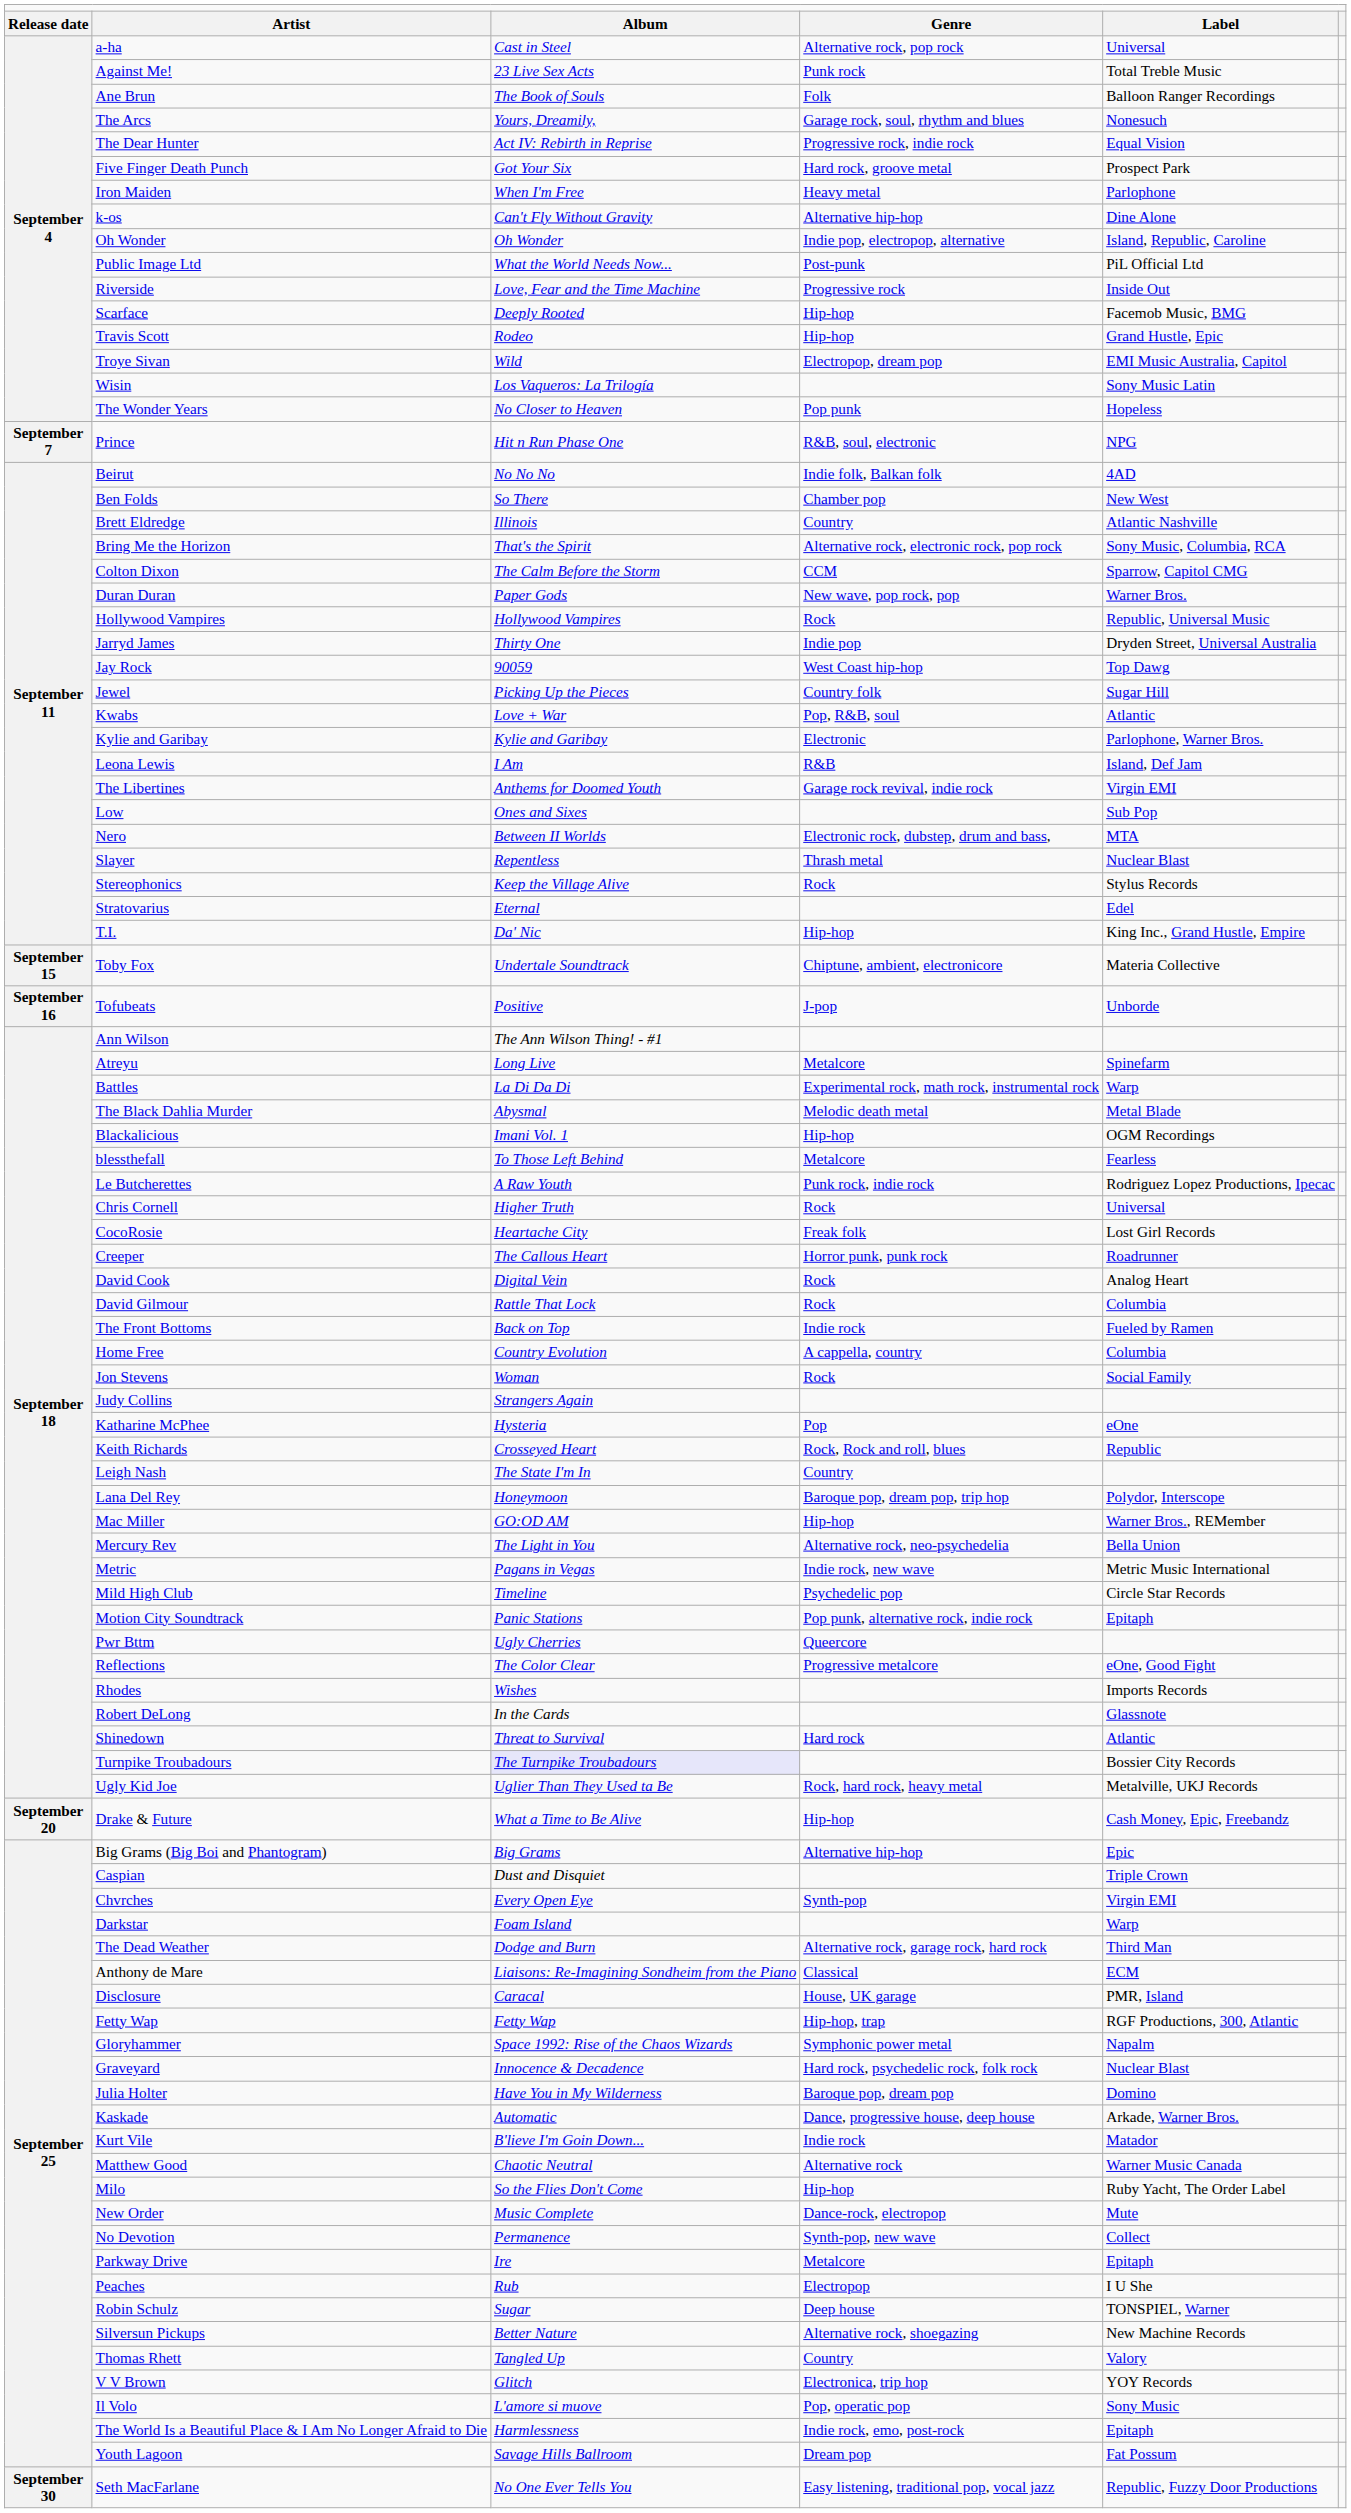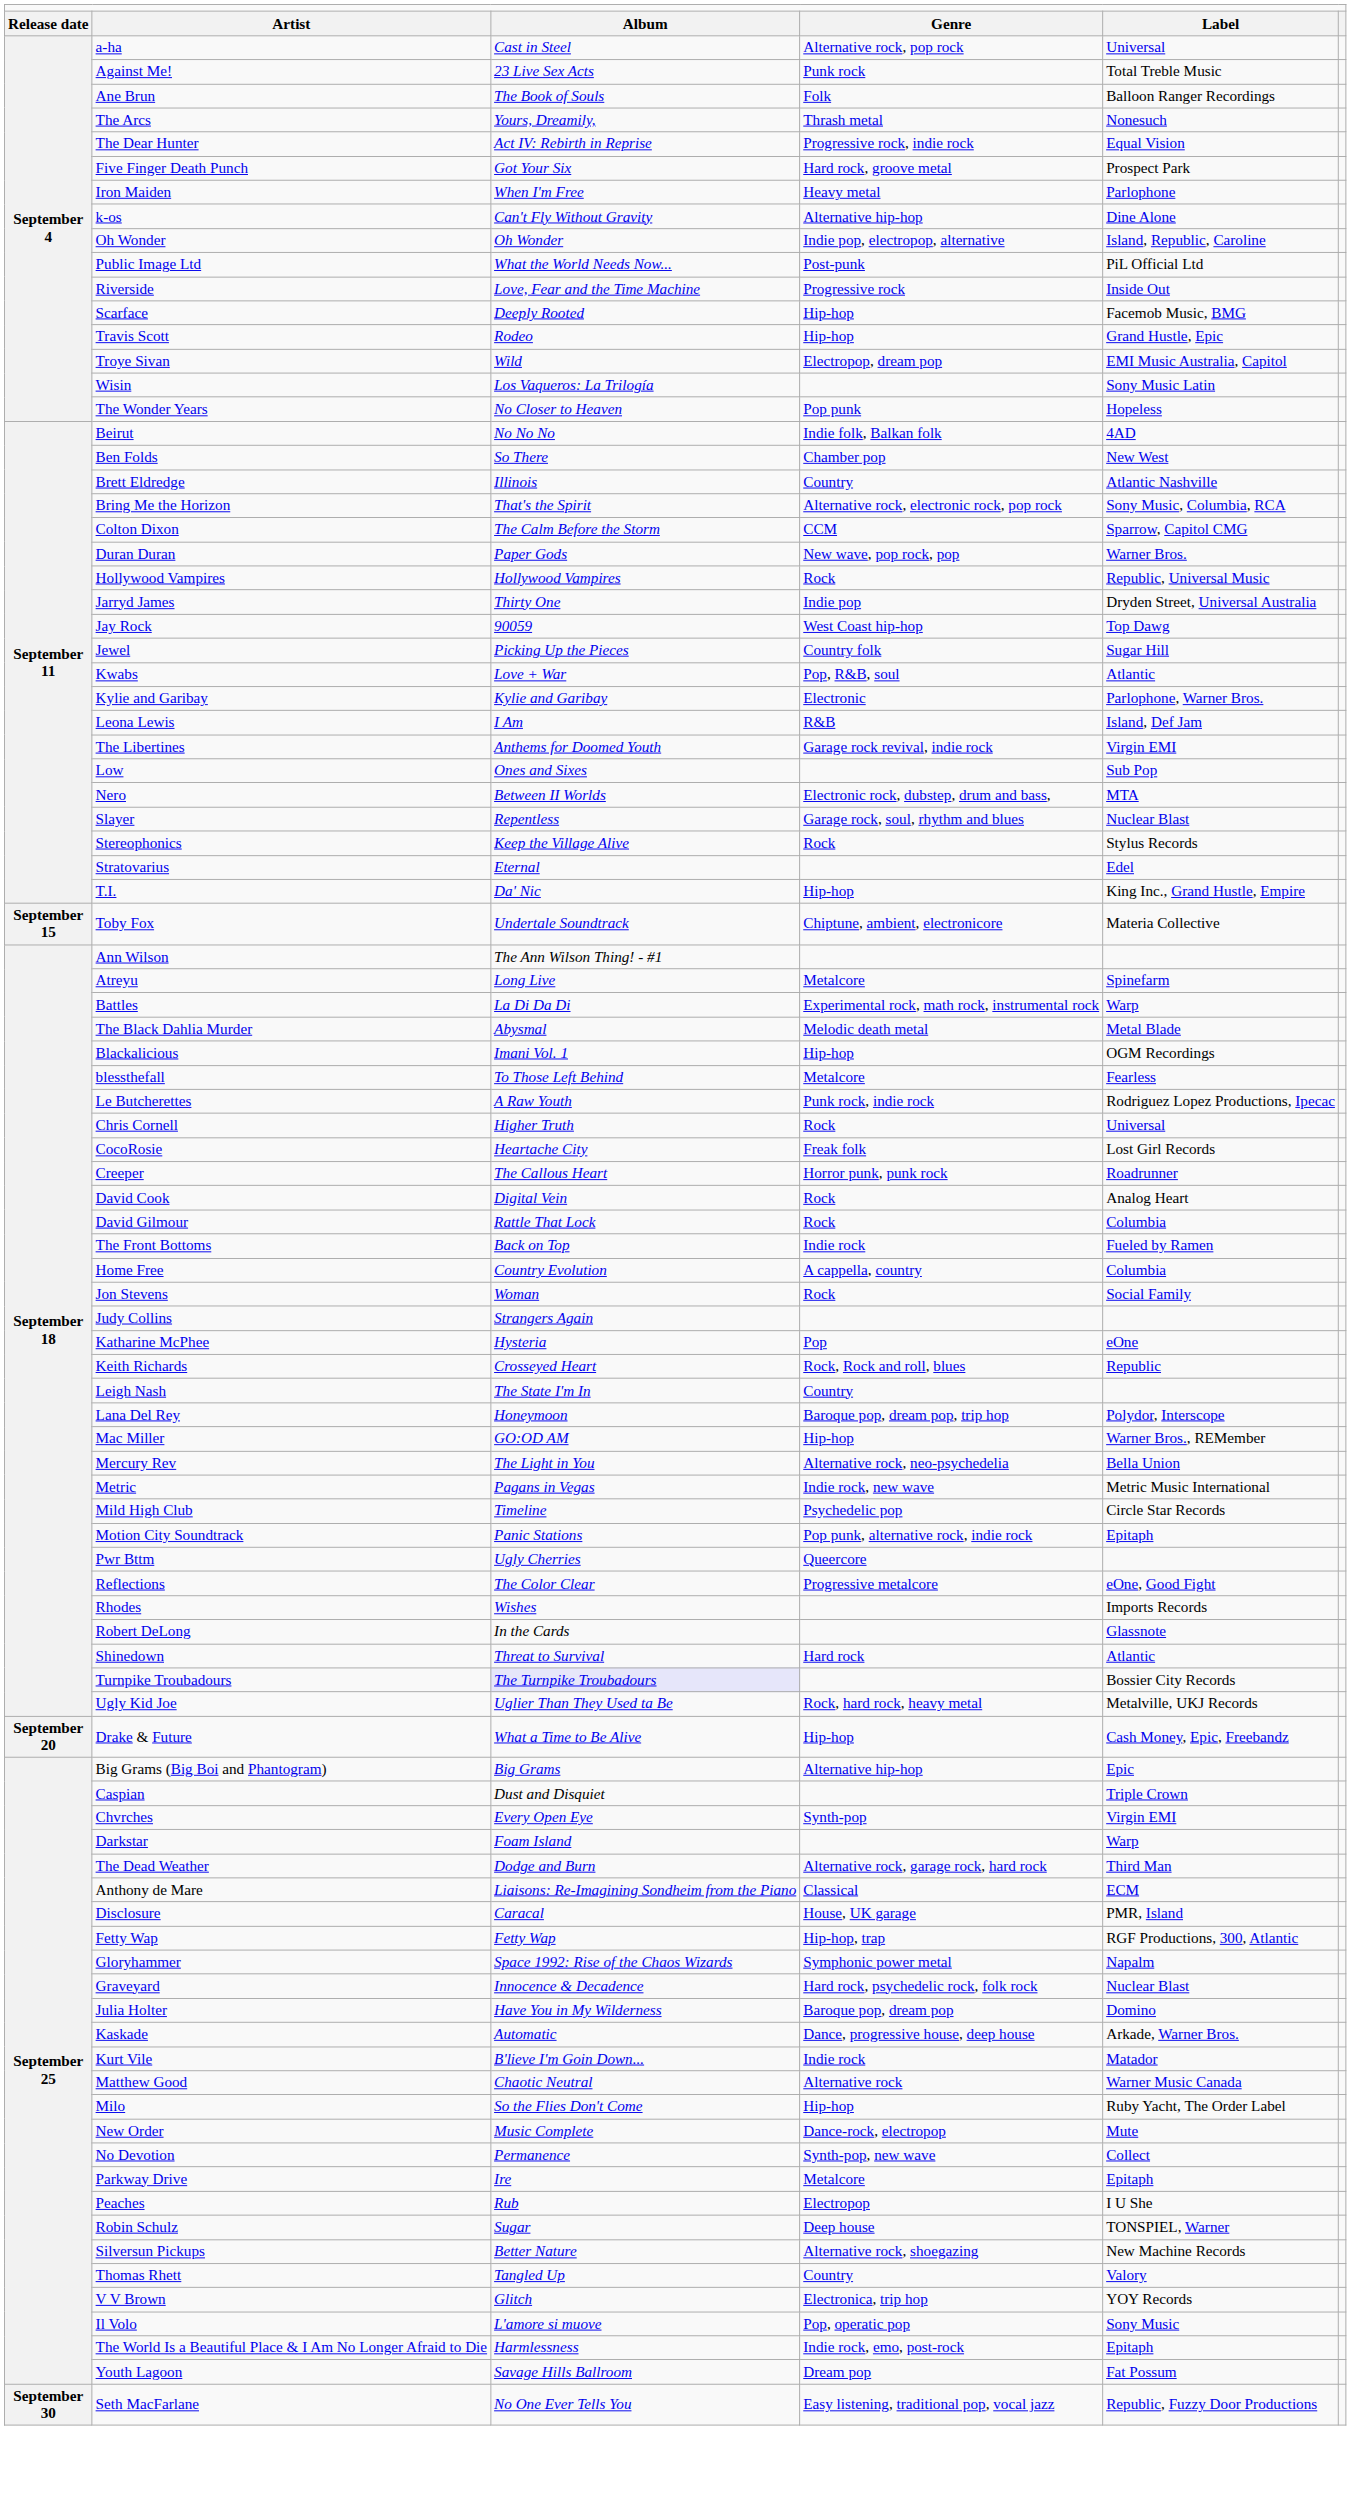(914, 119) Garage rock, soul, rhythm and blues -> (843, 119) Thrash metal
- row: (115, 441)
(843, 860) Thrash metal -> (914, 819) Garage rock, soul, rhythm and blues
- row: (125, 1006)
